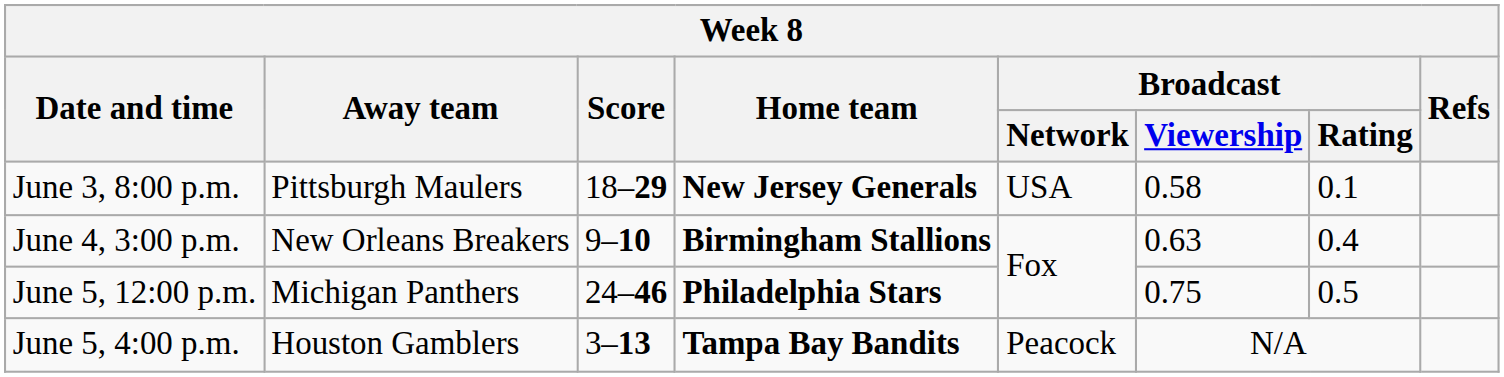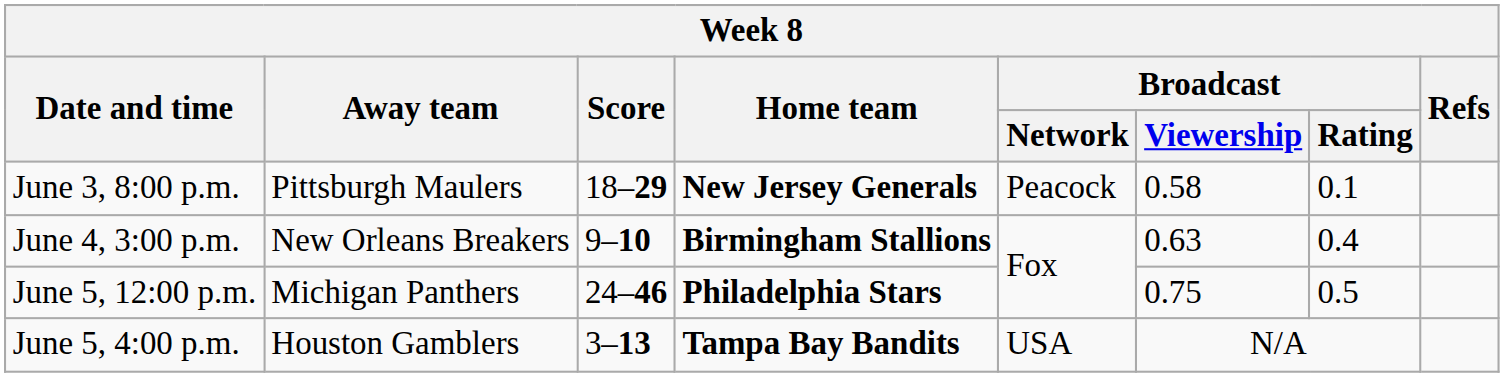(1039, 187) USA -> (1061, 187) Peacock
(1061, 344) Peacock -> (1039, 344) USA
